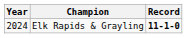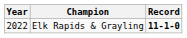(17, 26) 2024 -> (17, 26) 2022
